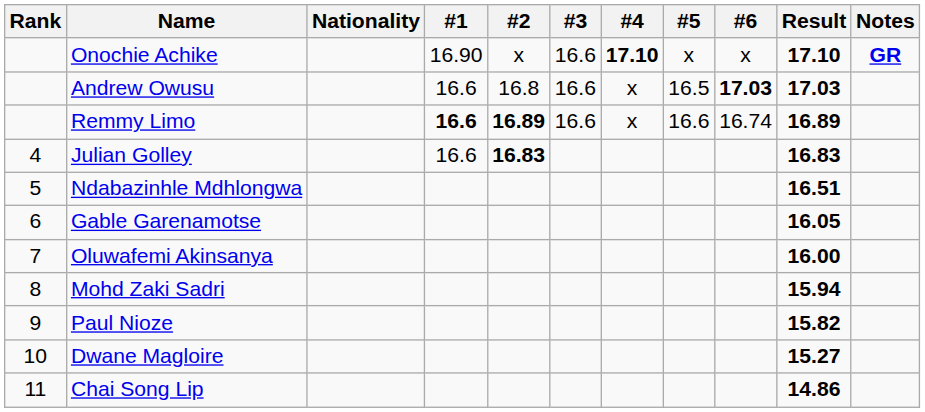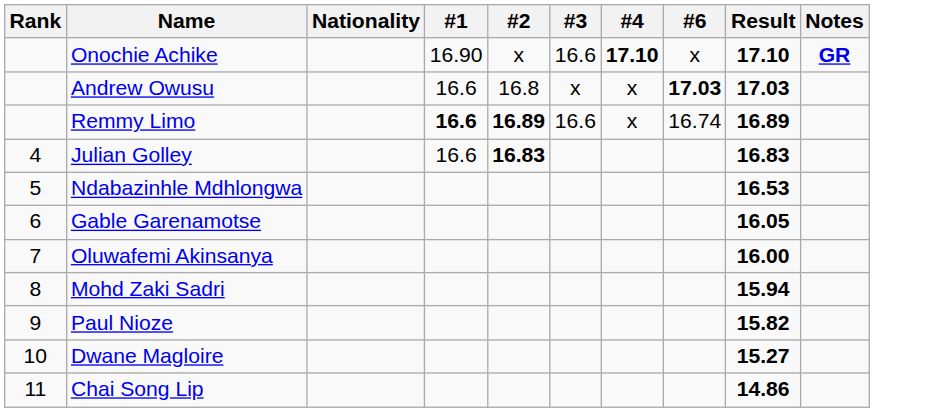- column: (689, 21)
(575, 88) 16.6 -> (575, 88) x
(814, 188) 16.51 -> (763, 188) 16.53
